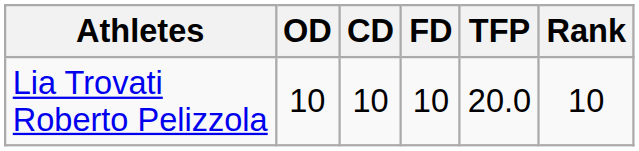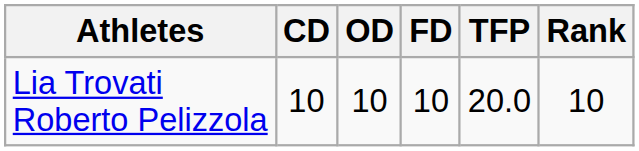columns swapped: (370, 31) <-> (307, 31)
